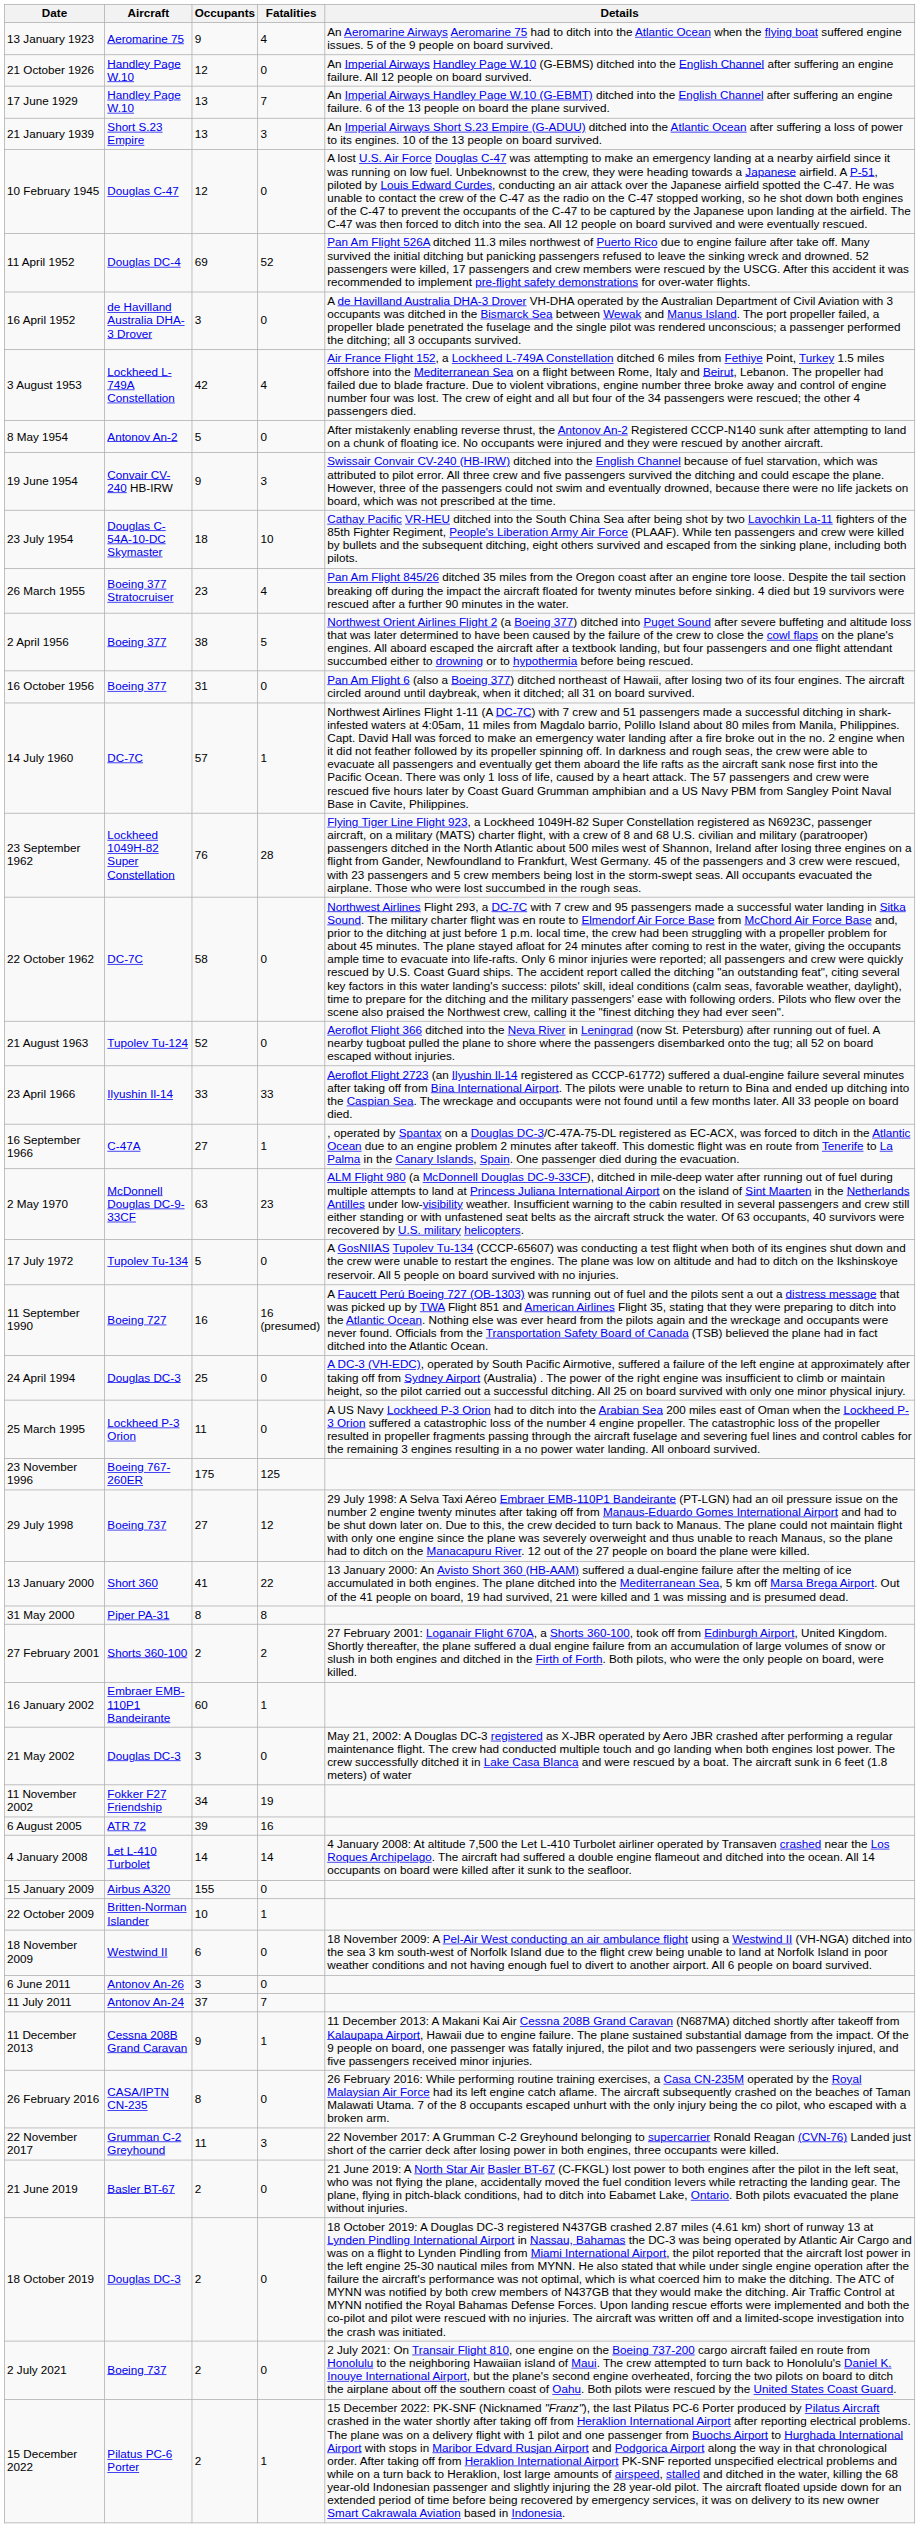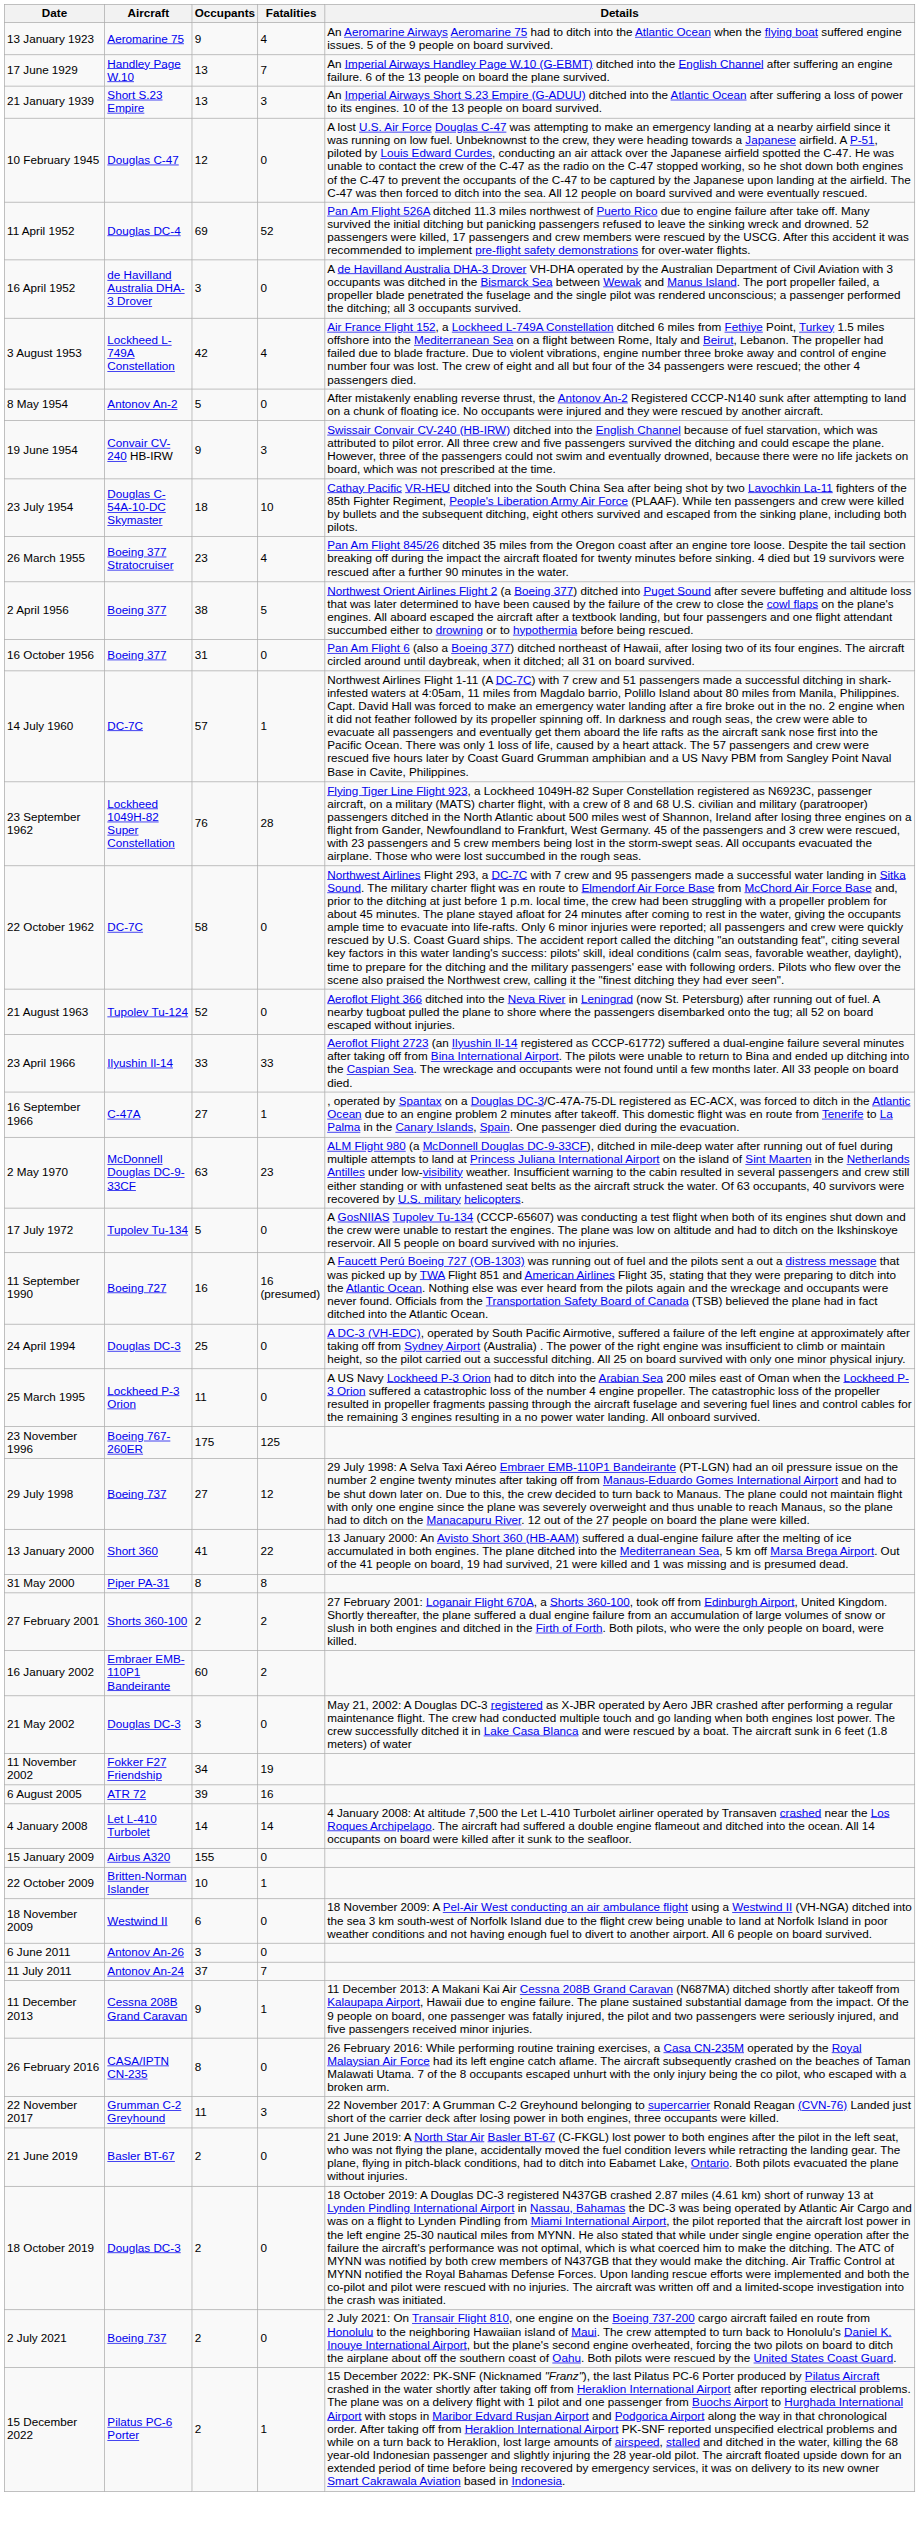- row: (51, 70)
(264, 1704) 1 -> (264, 1673) 2
